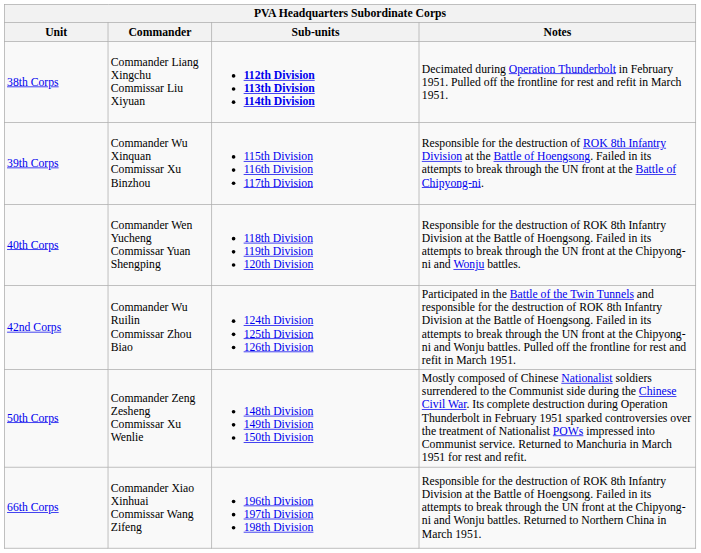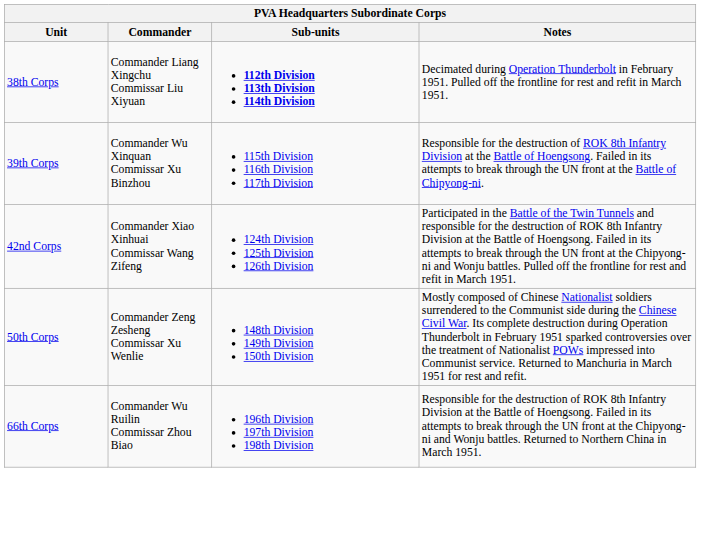- row: (33, 244)
(151, 327) Commander Wu Ruilin Commissar Zhou Biao -> (152, 246) Commander Xiao Xinhuai Commissar Wang Zifeng
(152, 507) Commander Xiao Xinhuai Commissar Wang Zifeng -> (151, 426) Commander Wu Ruilin Commissar Zhou Biao
